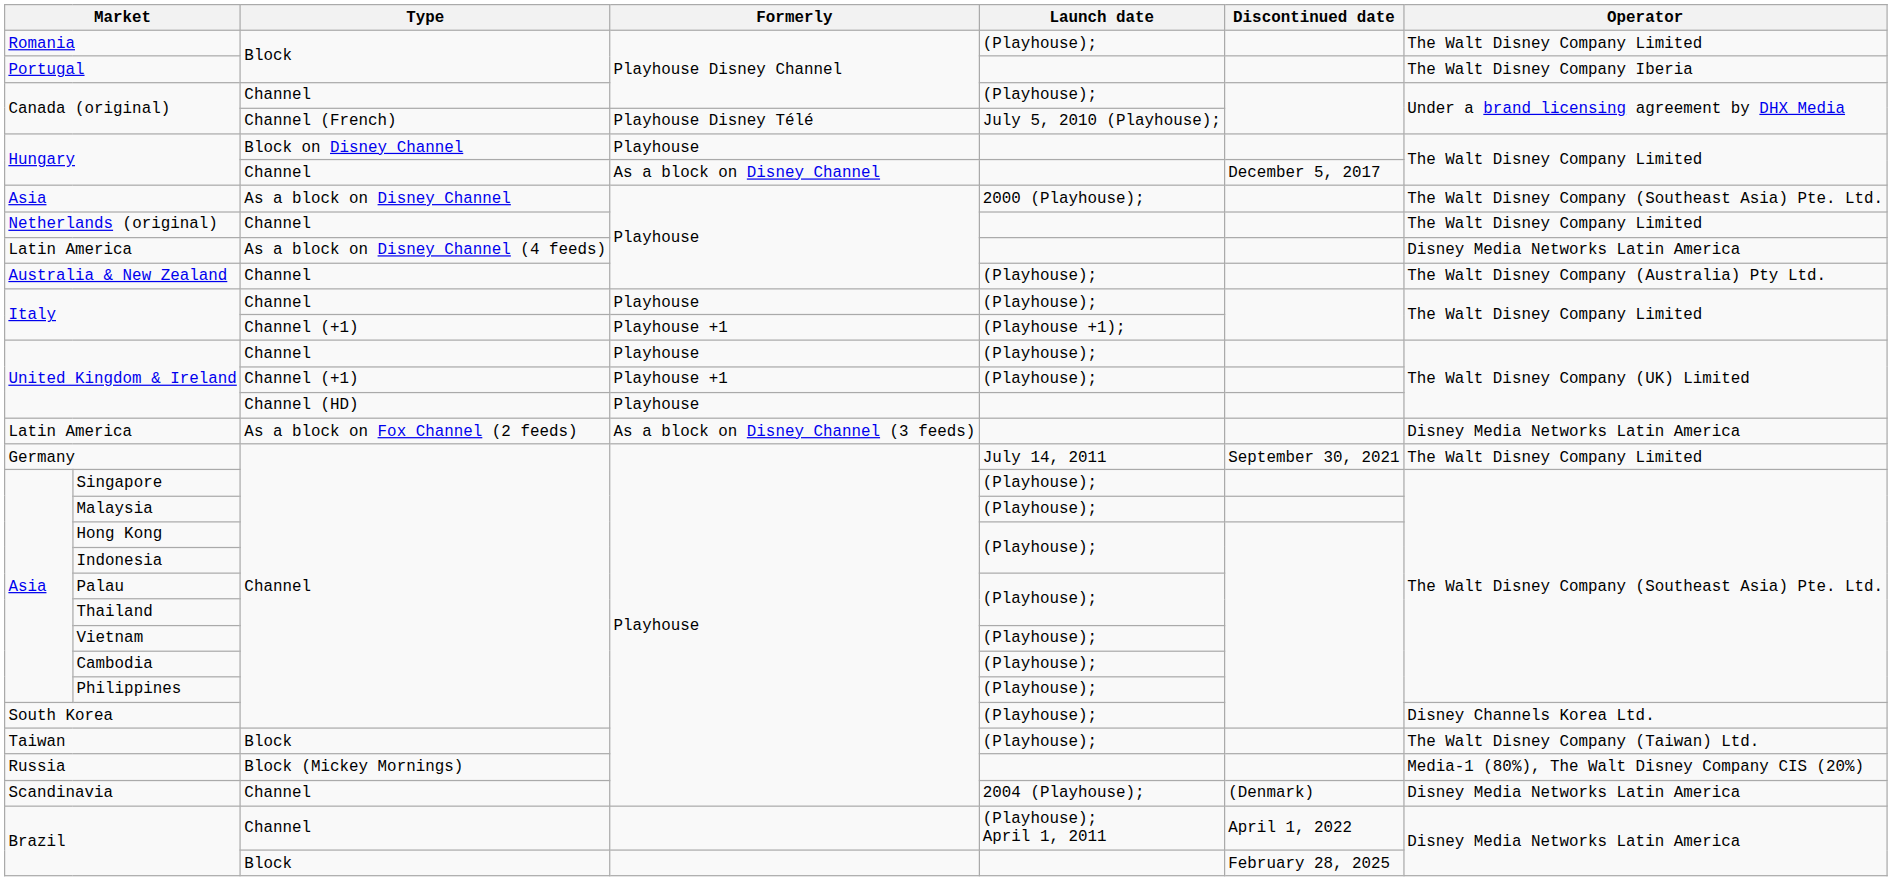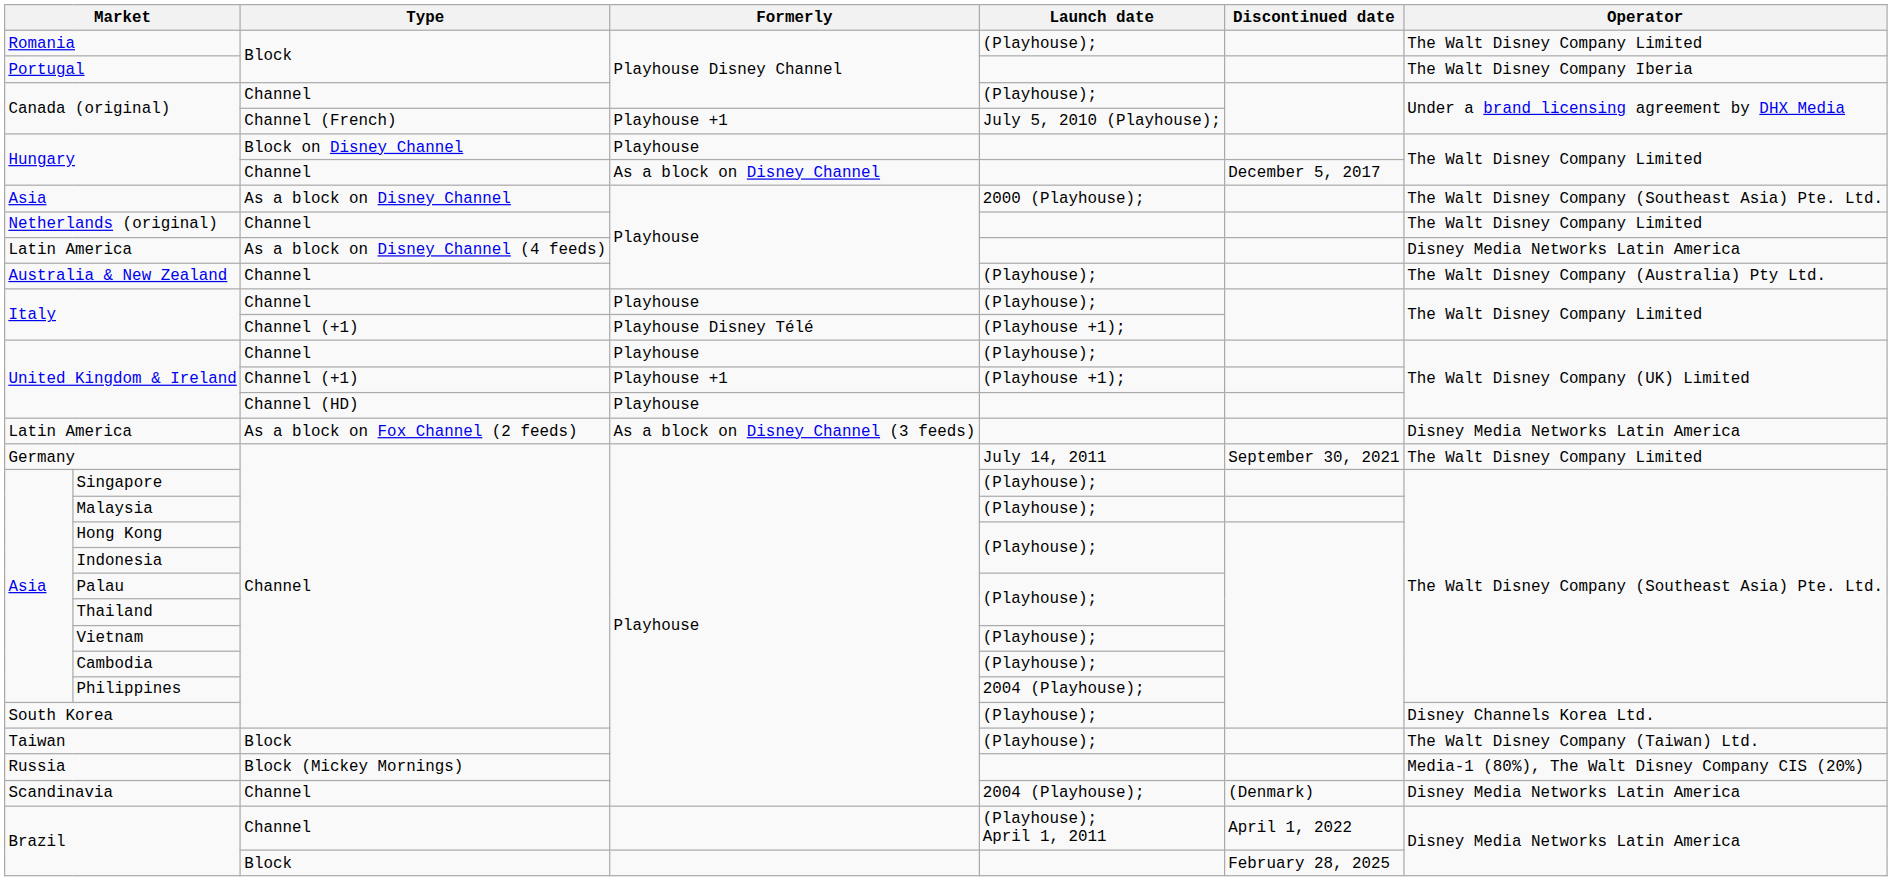(714, 121) Playhouse Disney Télé -> (671, 121) Playhouse +1
(671, 328) Playhouse +1 -> (714, 328) Playhouse Disney Télé
(1040, 379) (Playhouse); -> (1054, 379) (Playhouse +1);
(1040, 690) (Playhouse); -> (1064, 690) 2004 (Playhouse);
